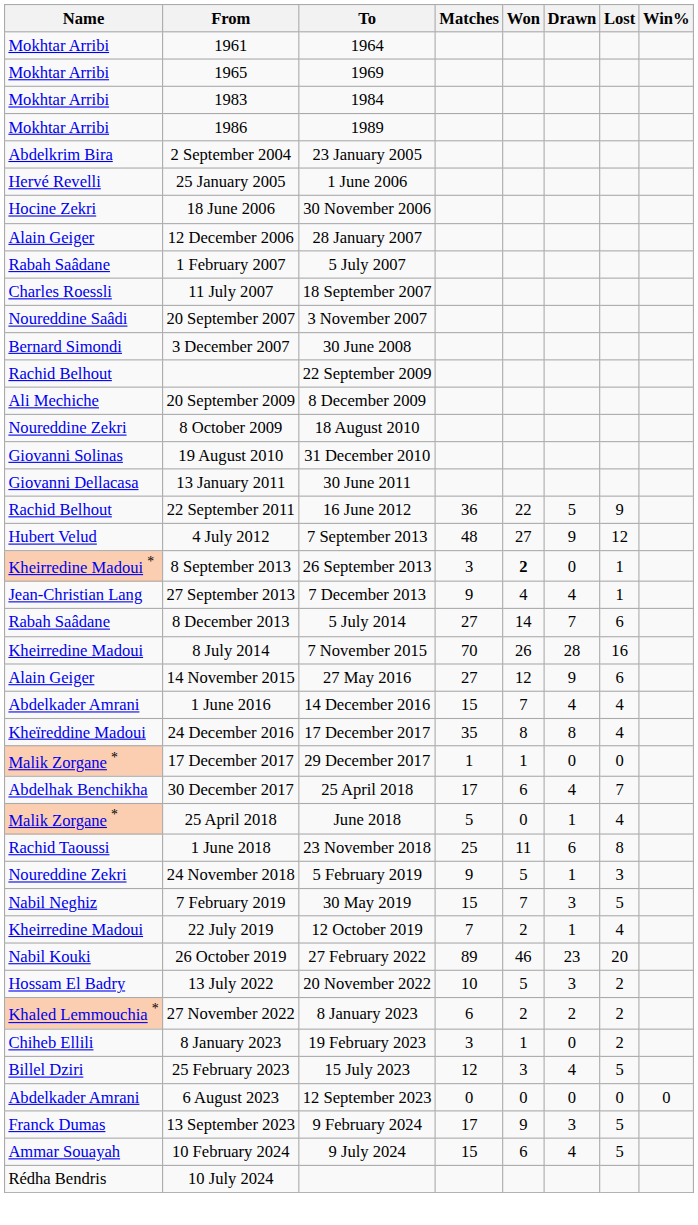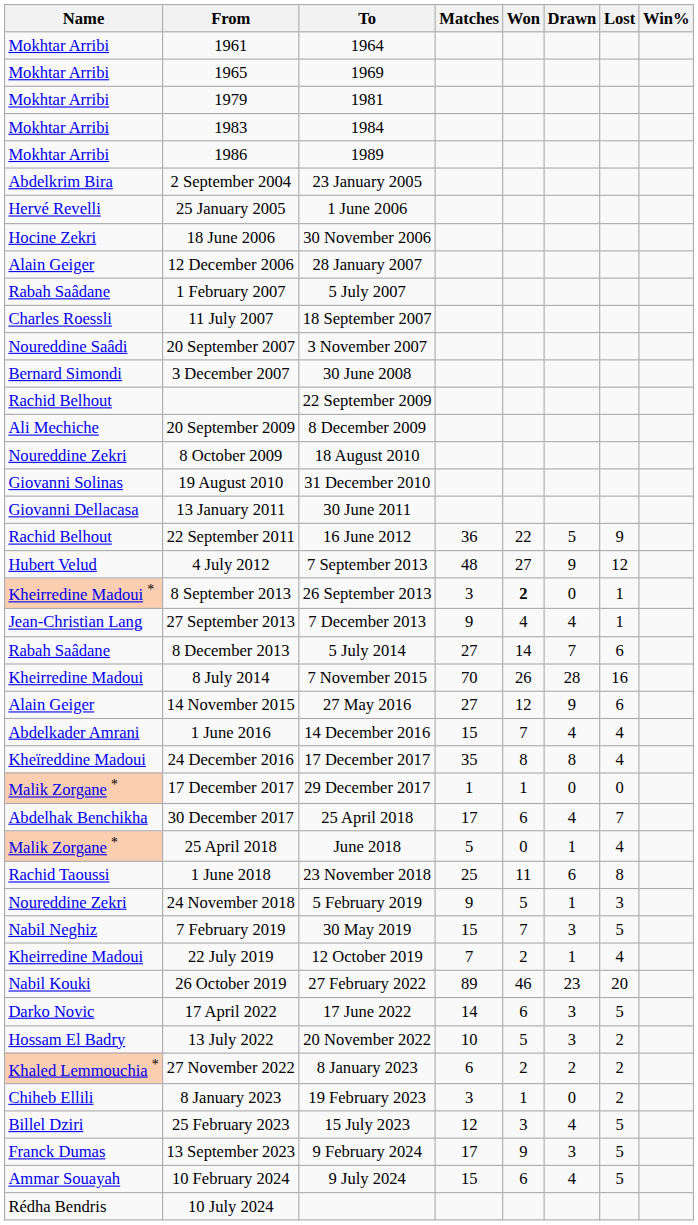+ row: (231, 100)
+ row: (231, 1011)
- row: (231, 1097)
